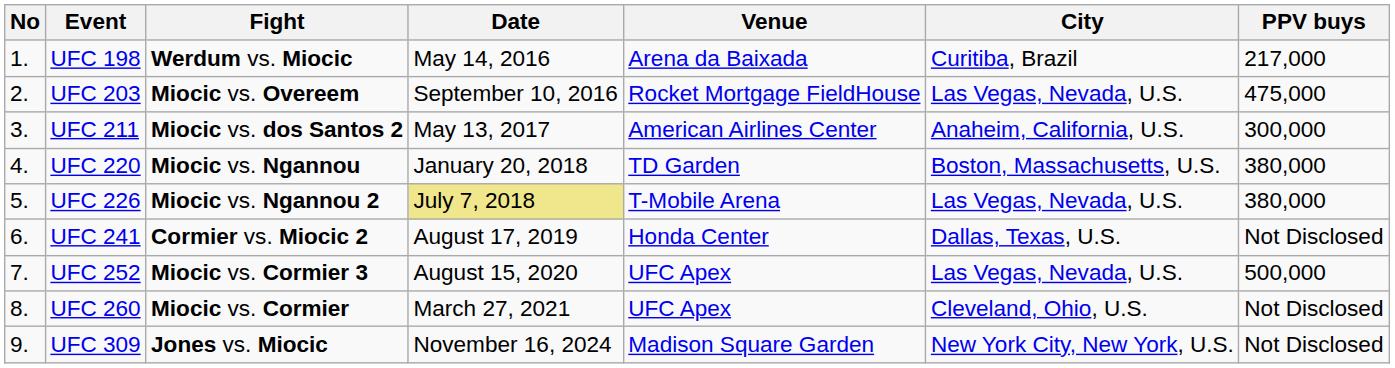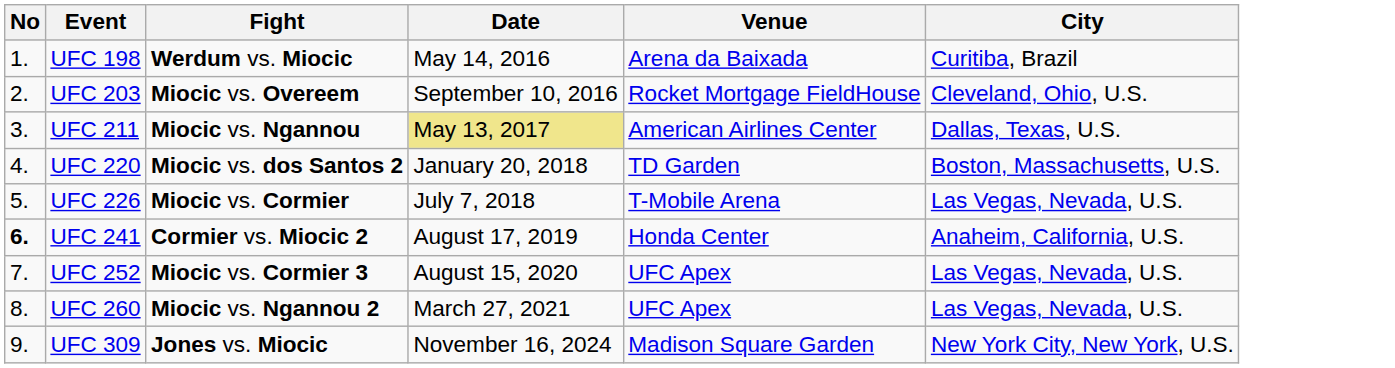- column: (1314, 22)
(1057, 93) Las Vegas, Nevada, U.S. -> (1039, 93) Cleveland, Ohio, U.S.
(277, 129) Miocic vs. dos Santos 2 -> (256, 129) Miocic vs. Ngannou
(482, 129) no background -> (482, 129) khaki background
(1058, 129) Anaheim, California, U.S. -> (1026, 129) Dallas, Texas, U.S.
(256, 165) Miocic vs. Ngannou -> (277, 165) Miocic vs. dos Santos 2
(265, 201) Miocic vs. Ngannou 2 -> (250, 201) Miocic vs. Cormier
(474, 201) khaki background -> (474, 201) no background
(19, 237) normal -> (19, 237) bold
(1026, 237) Dallas, Texas, U.S. -> (1058, 237) Anaheim, California, U.S.
(250, 308) Miocic vs. Cormier -> (265, 308) Miocic vs. Ngannou 2
(1039, 308) Cleveland, Ohio, U.S. -> (1057, 308) Las Vegas, Nevada, U.S.
